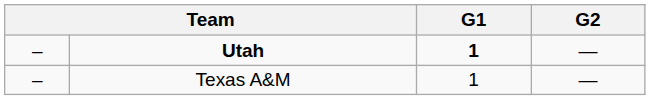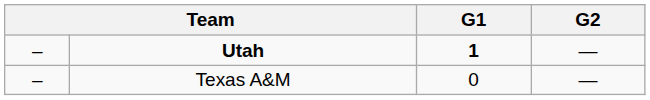(474, 80) 1 -> (474, 80) 0
